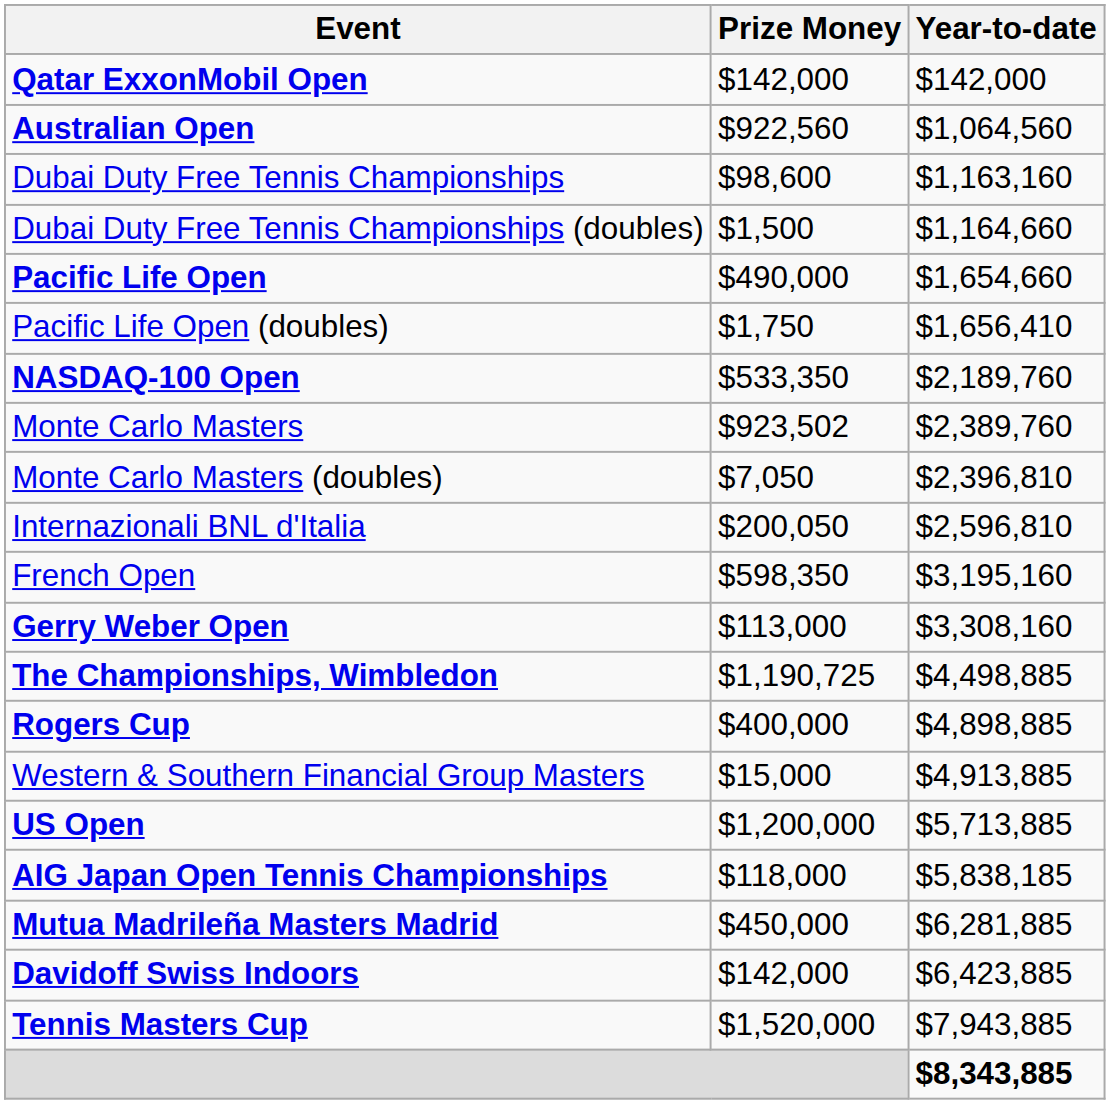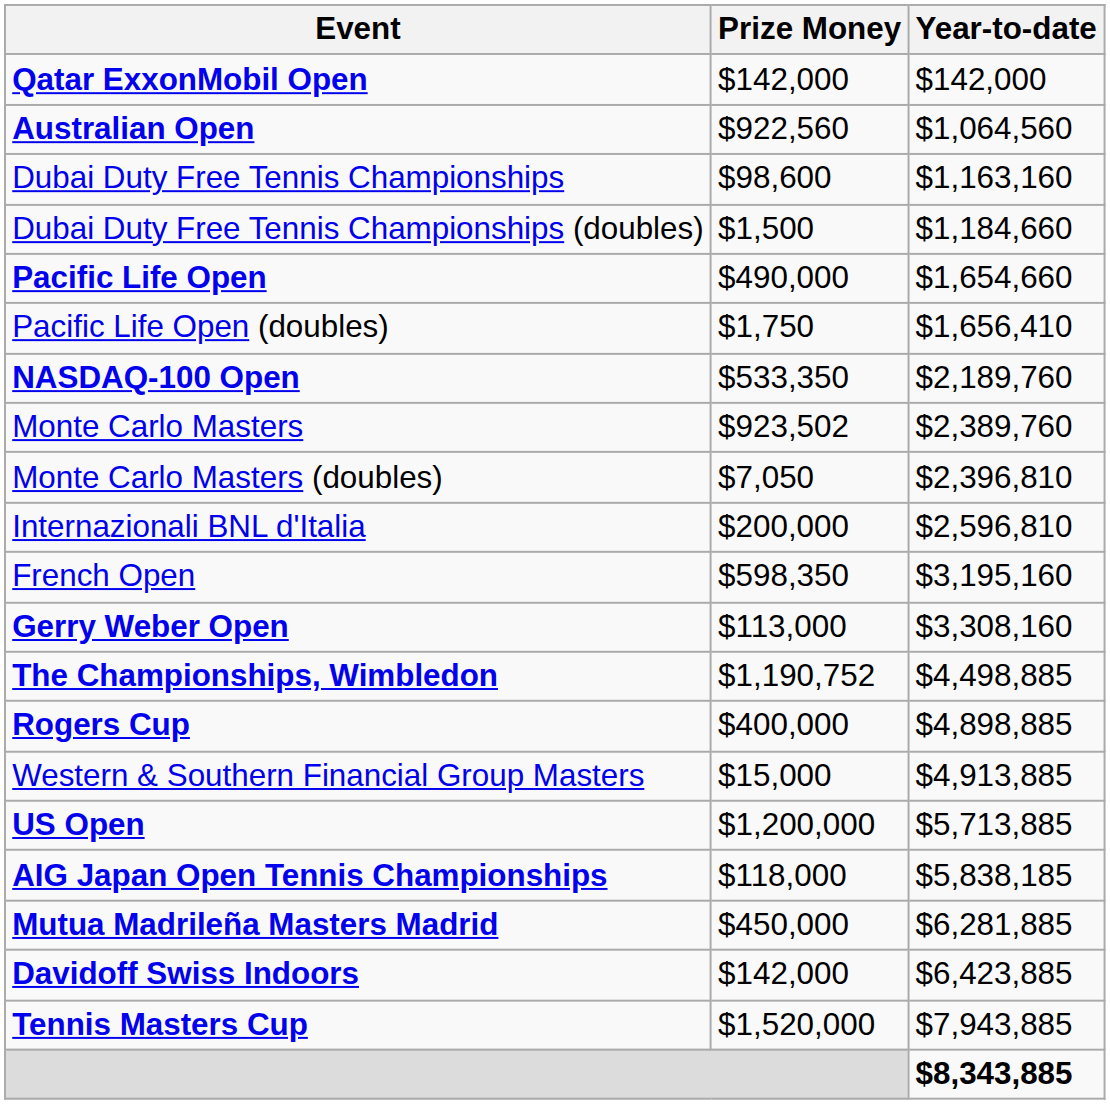(994, 228) $1,164,660 -> (994, 228) $1,184,660
(784, 526) $200,050 -> (784, 526) $200,000
(797, 675) $1,190,725 -> (797, 675) $1,190,752
